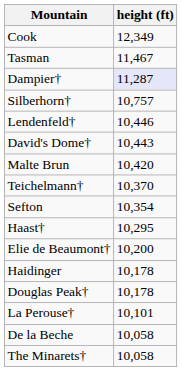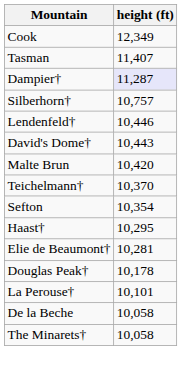(135, 57) 11,467 -> (135, 57) 11,407
(135, 249) 10,200 -> (135, 249) 10,281
- row: (34, 270)
